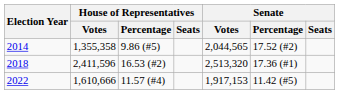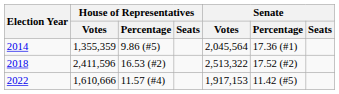(94, 47) 1,355,358 -> (94, 47) 1,355,359
(226, 47) 2,044,565 -> (226, 47) 2,045,564
(275, 47) 17.52 (#2) -> (275, 47) 17.36 (#1)
(226, 64) 2,513,320 -> (226, 64) 2,513,322
(275, 64) 17.36 (#1) -> (275, 64) 17.52 (#2)
